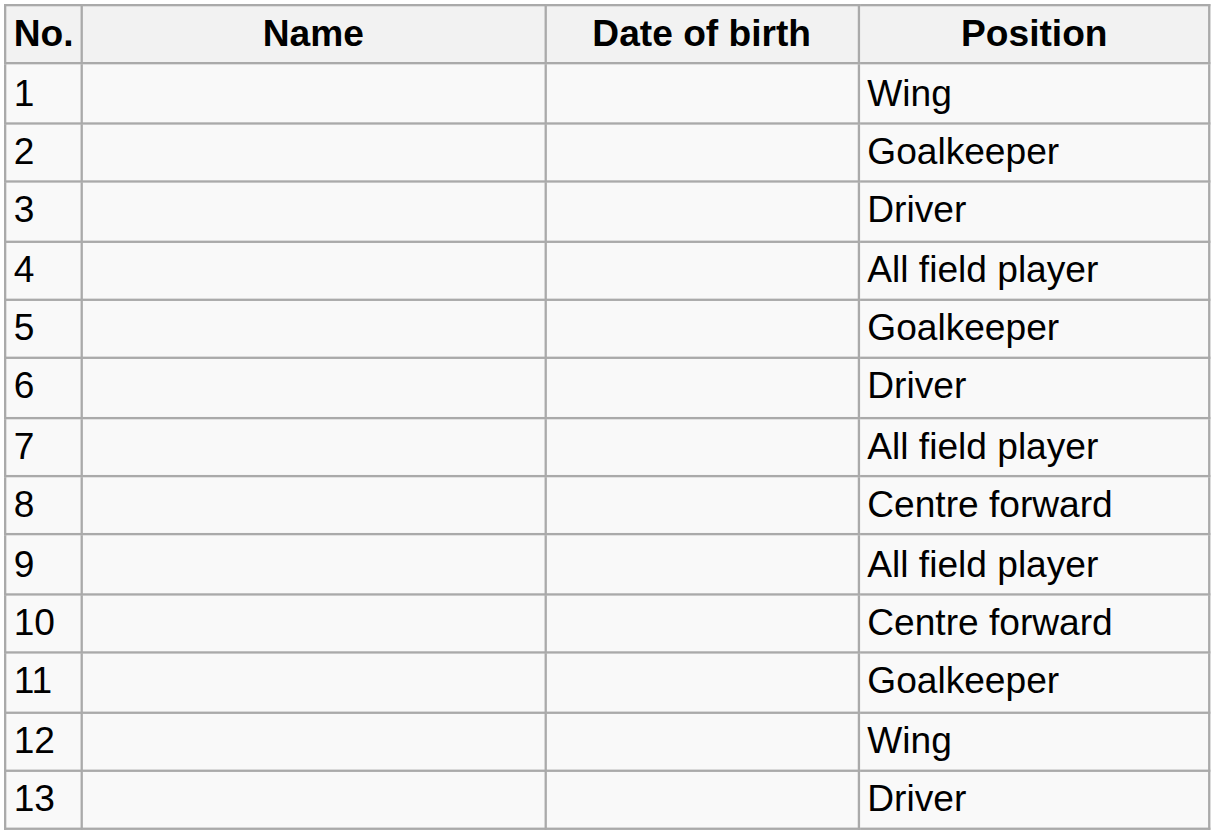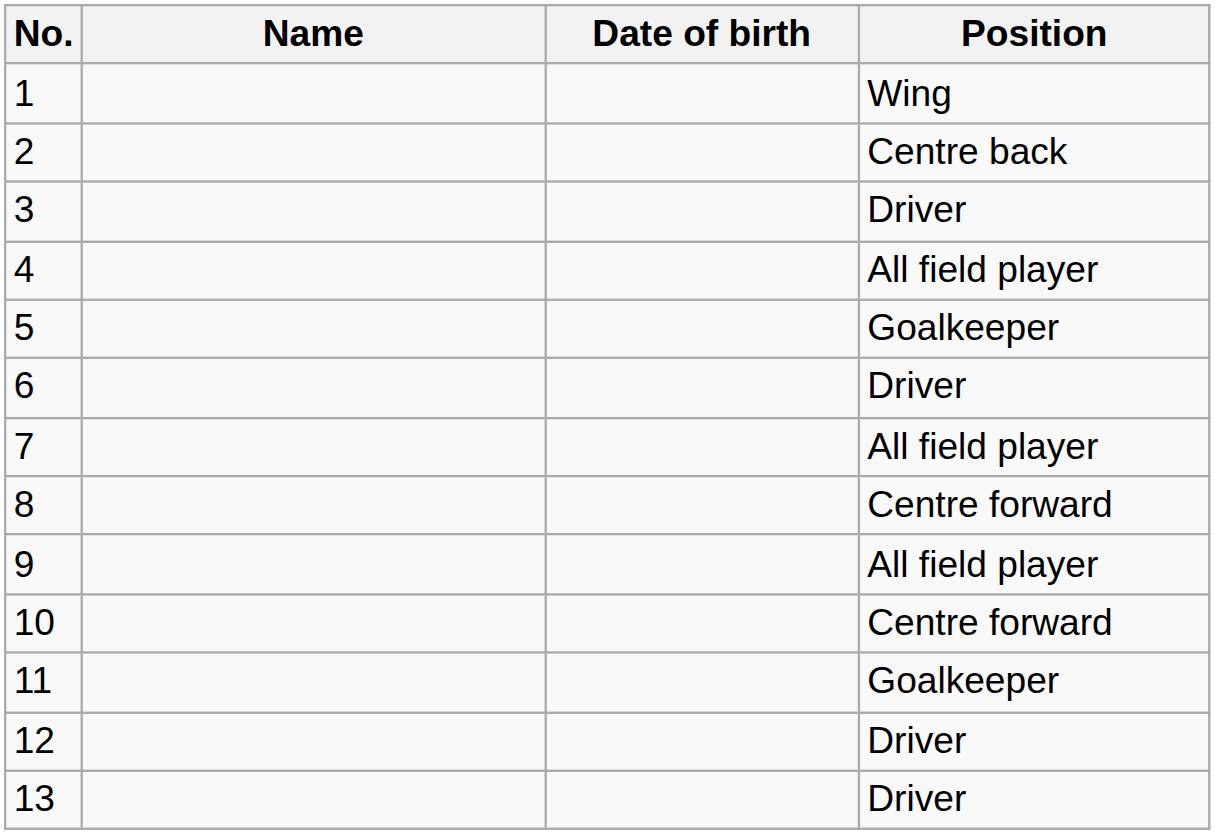(963, 151) Goalkeeper -> (967, 151) Centre back
(910, 740) Wing -> (917, 740) Driver
